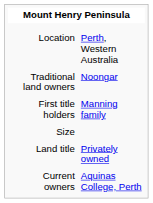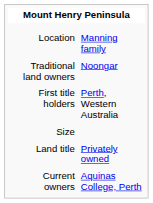(100, 49) Perth, Western Australia -> (99, 43) Manning family
(99, 109) Manning family -> (100, 104) Perth, Western Australia
